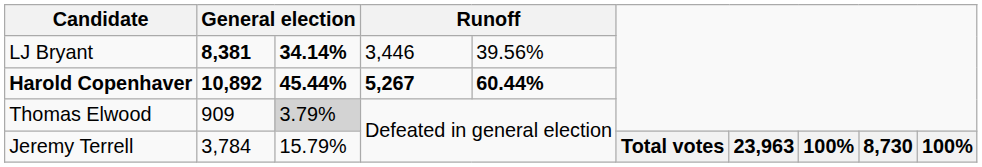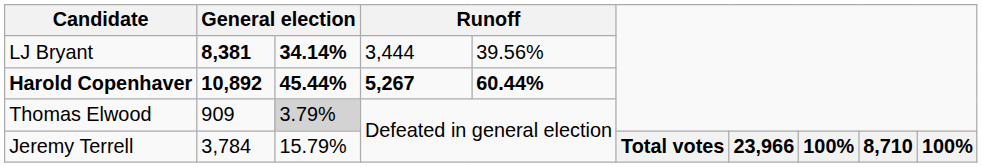(390, 51) 3,446 -> (390, 51) 3,444
(764, 146) 23,963 -> (764, 146) 23,966
(888, 146) 8,730 -> (888, 146) 8,710
